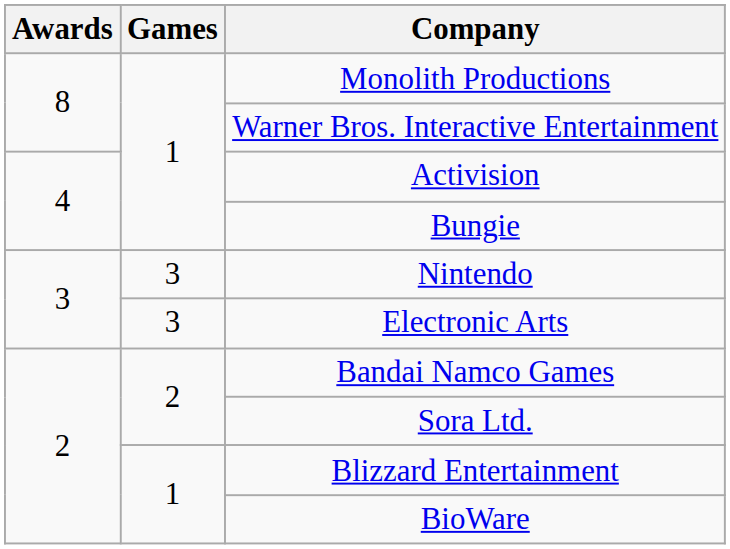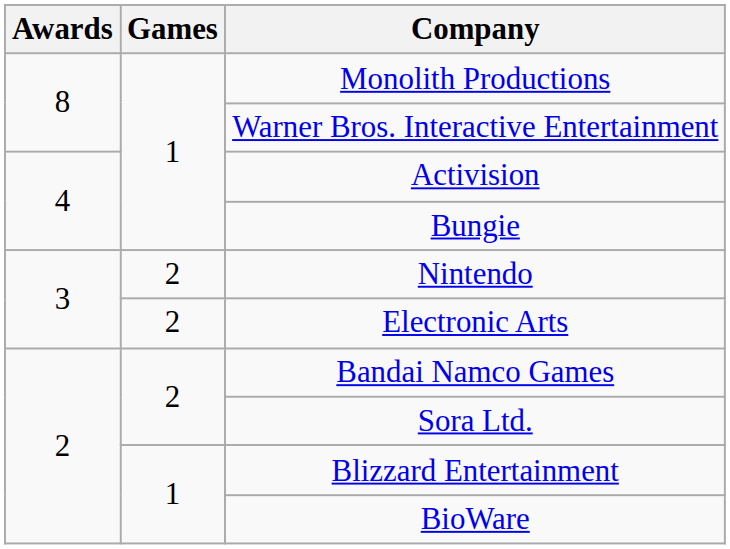(172, 273) 3 -> (172, 273) 2
(172, 322) 3 -> (172, 322) 2
